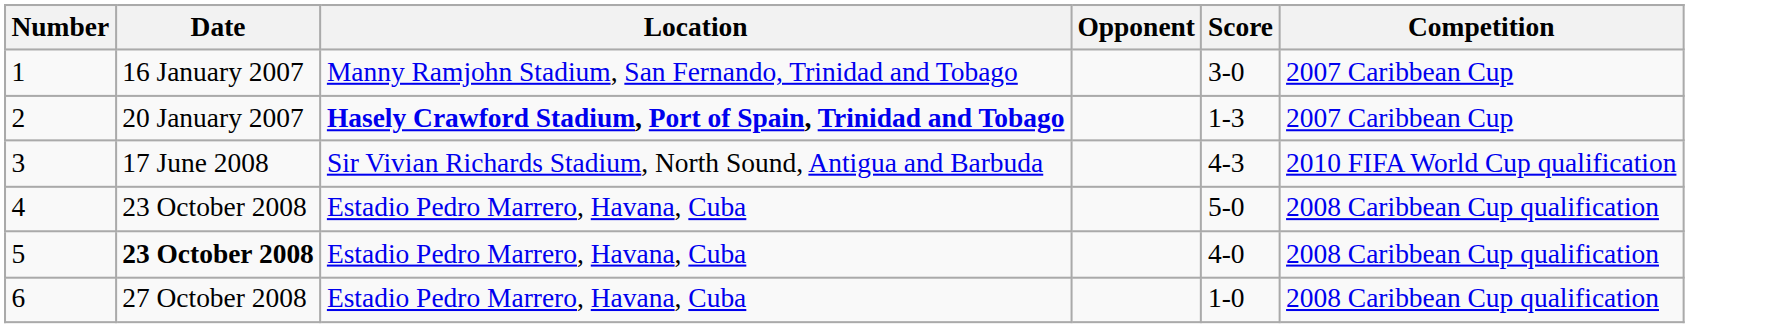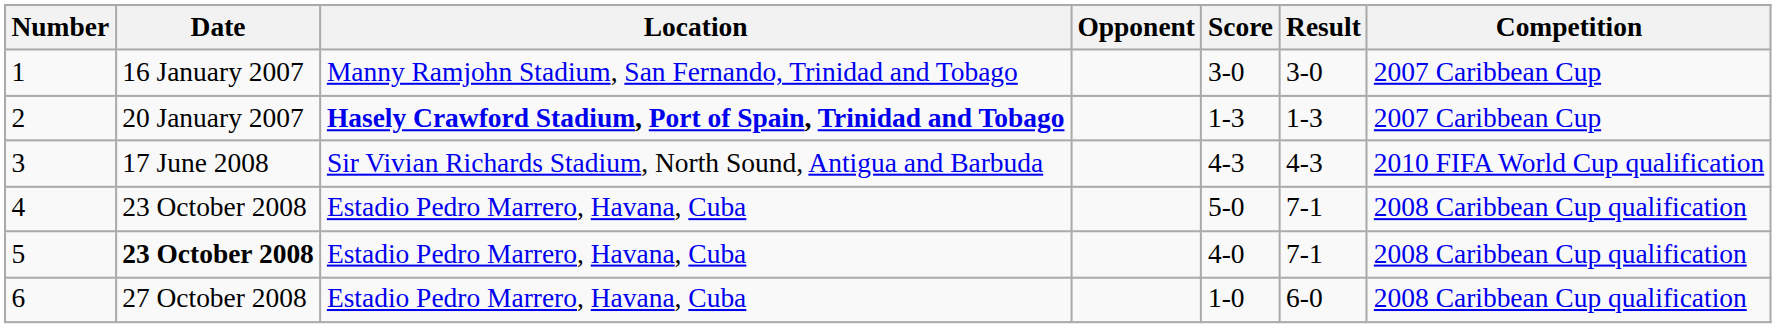+ column: (1323, 26)
